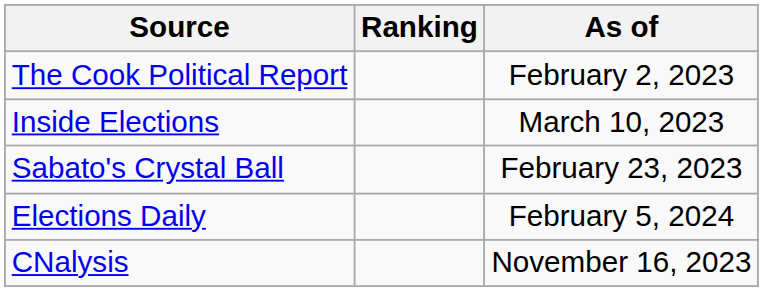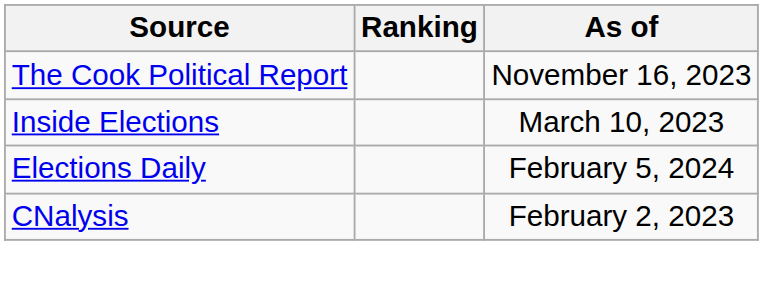(621, 74) February 2, 2023 -> (621, 74) November 16, 2023
- row: (148, 168)
(621, 262) November 16, 2023 -> (621, 215) February 2, 2023
